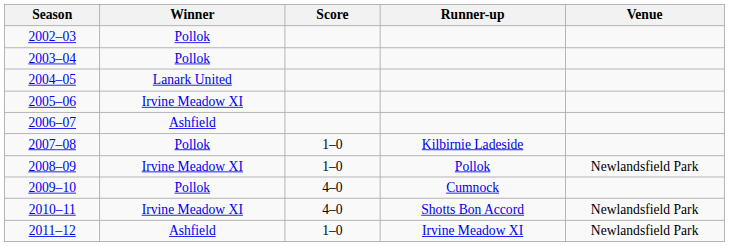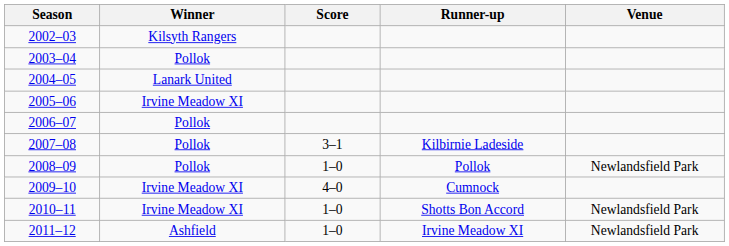(192, 36) Pollok -> (192, 36) Kilsyth Rangers
(192, 123) Ashfield -> (192, 123) Pollok
(332, 144) 1–0 -> (332, 144) 3–1
(192, 166) Irvine Meadow XI -> (192, 166) Pollok
(192, 187) Pollok -> (192, 187) Irvine Meadow XI
(332, 209) 4–0 -> (332, 209) 1–0
